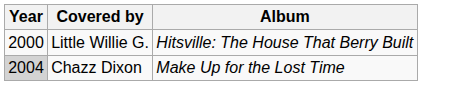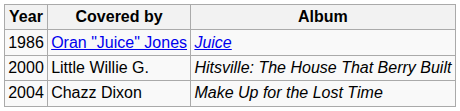+ row: (119, 42)
(26, 67) lightgrey background -> (26, 93) no background
